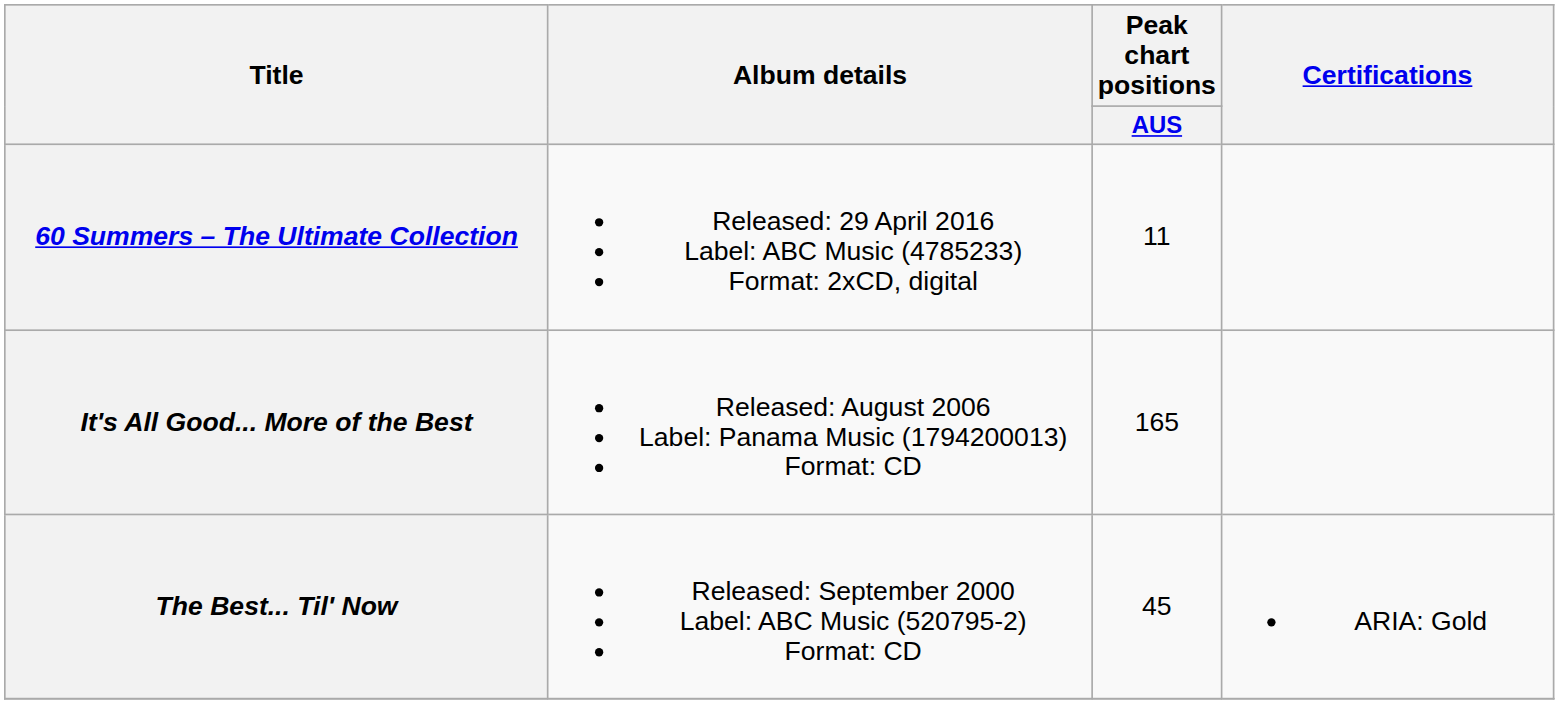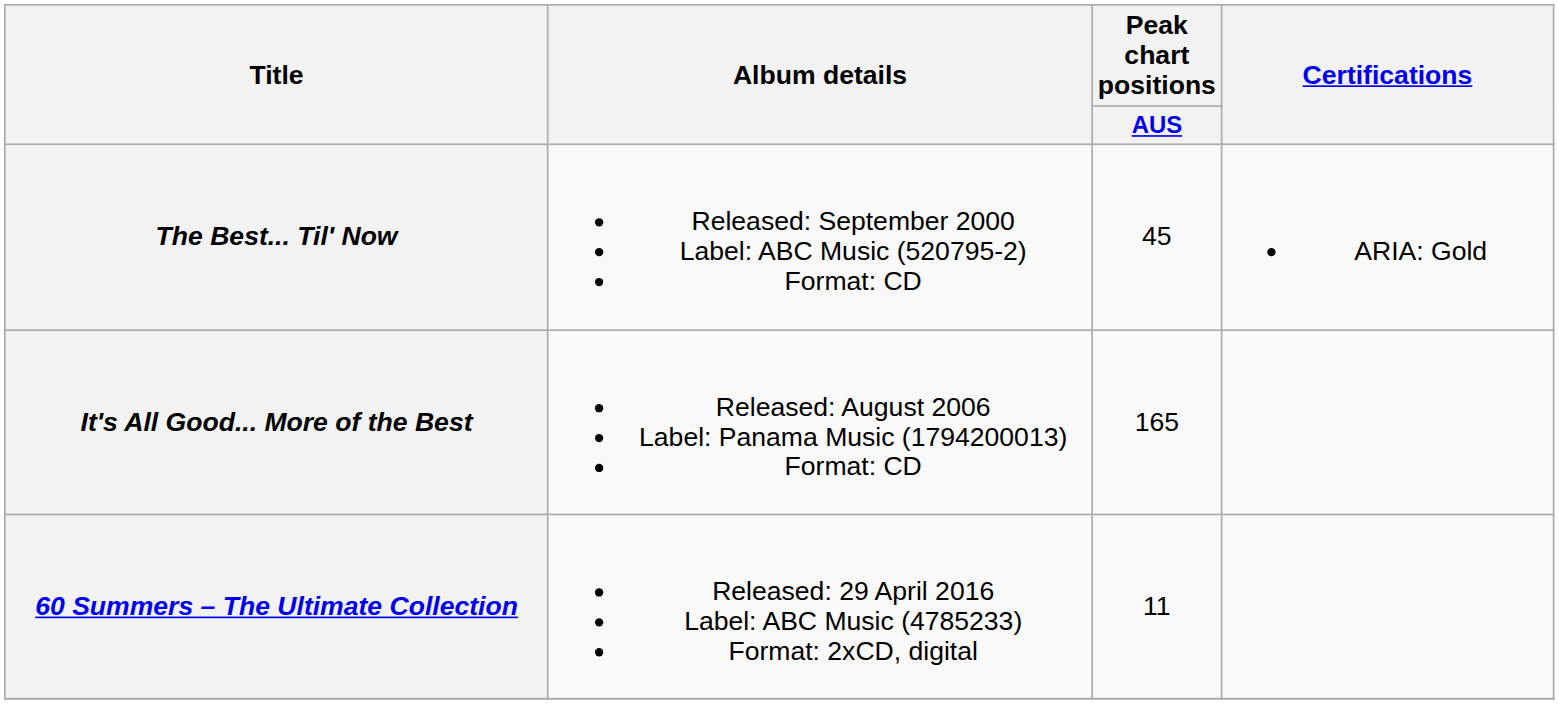rows swapped: (277, 606) <-> (277, 236)
